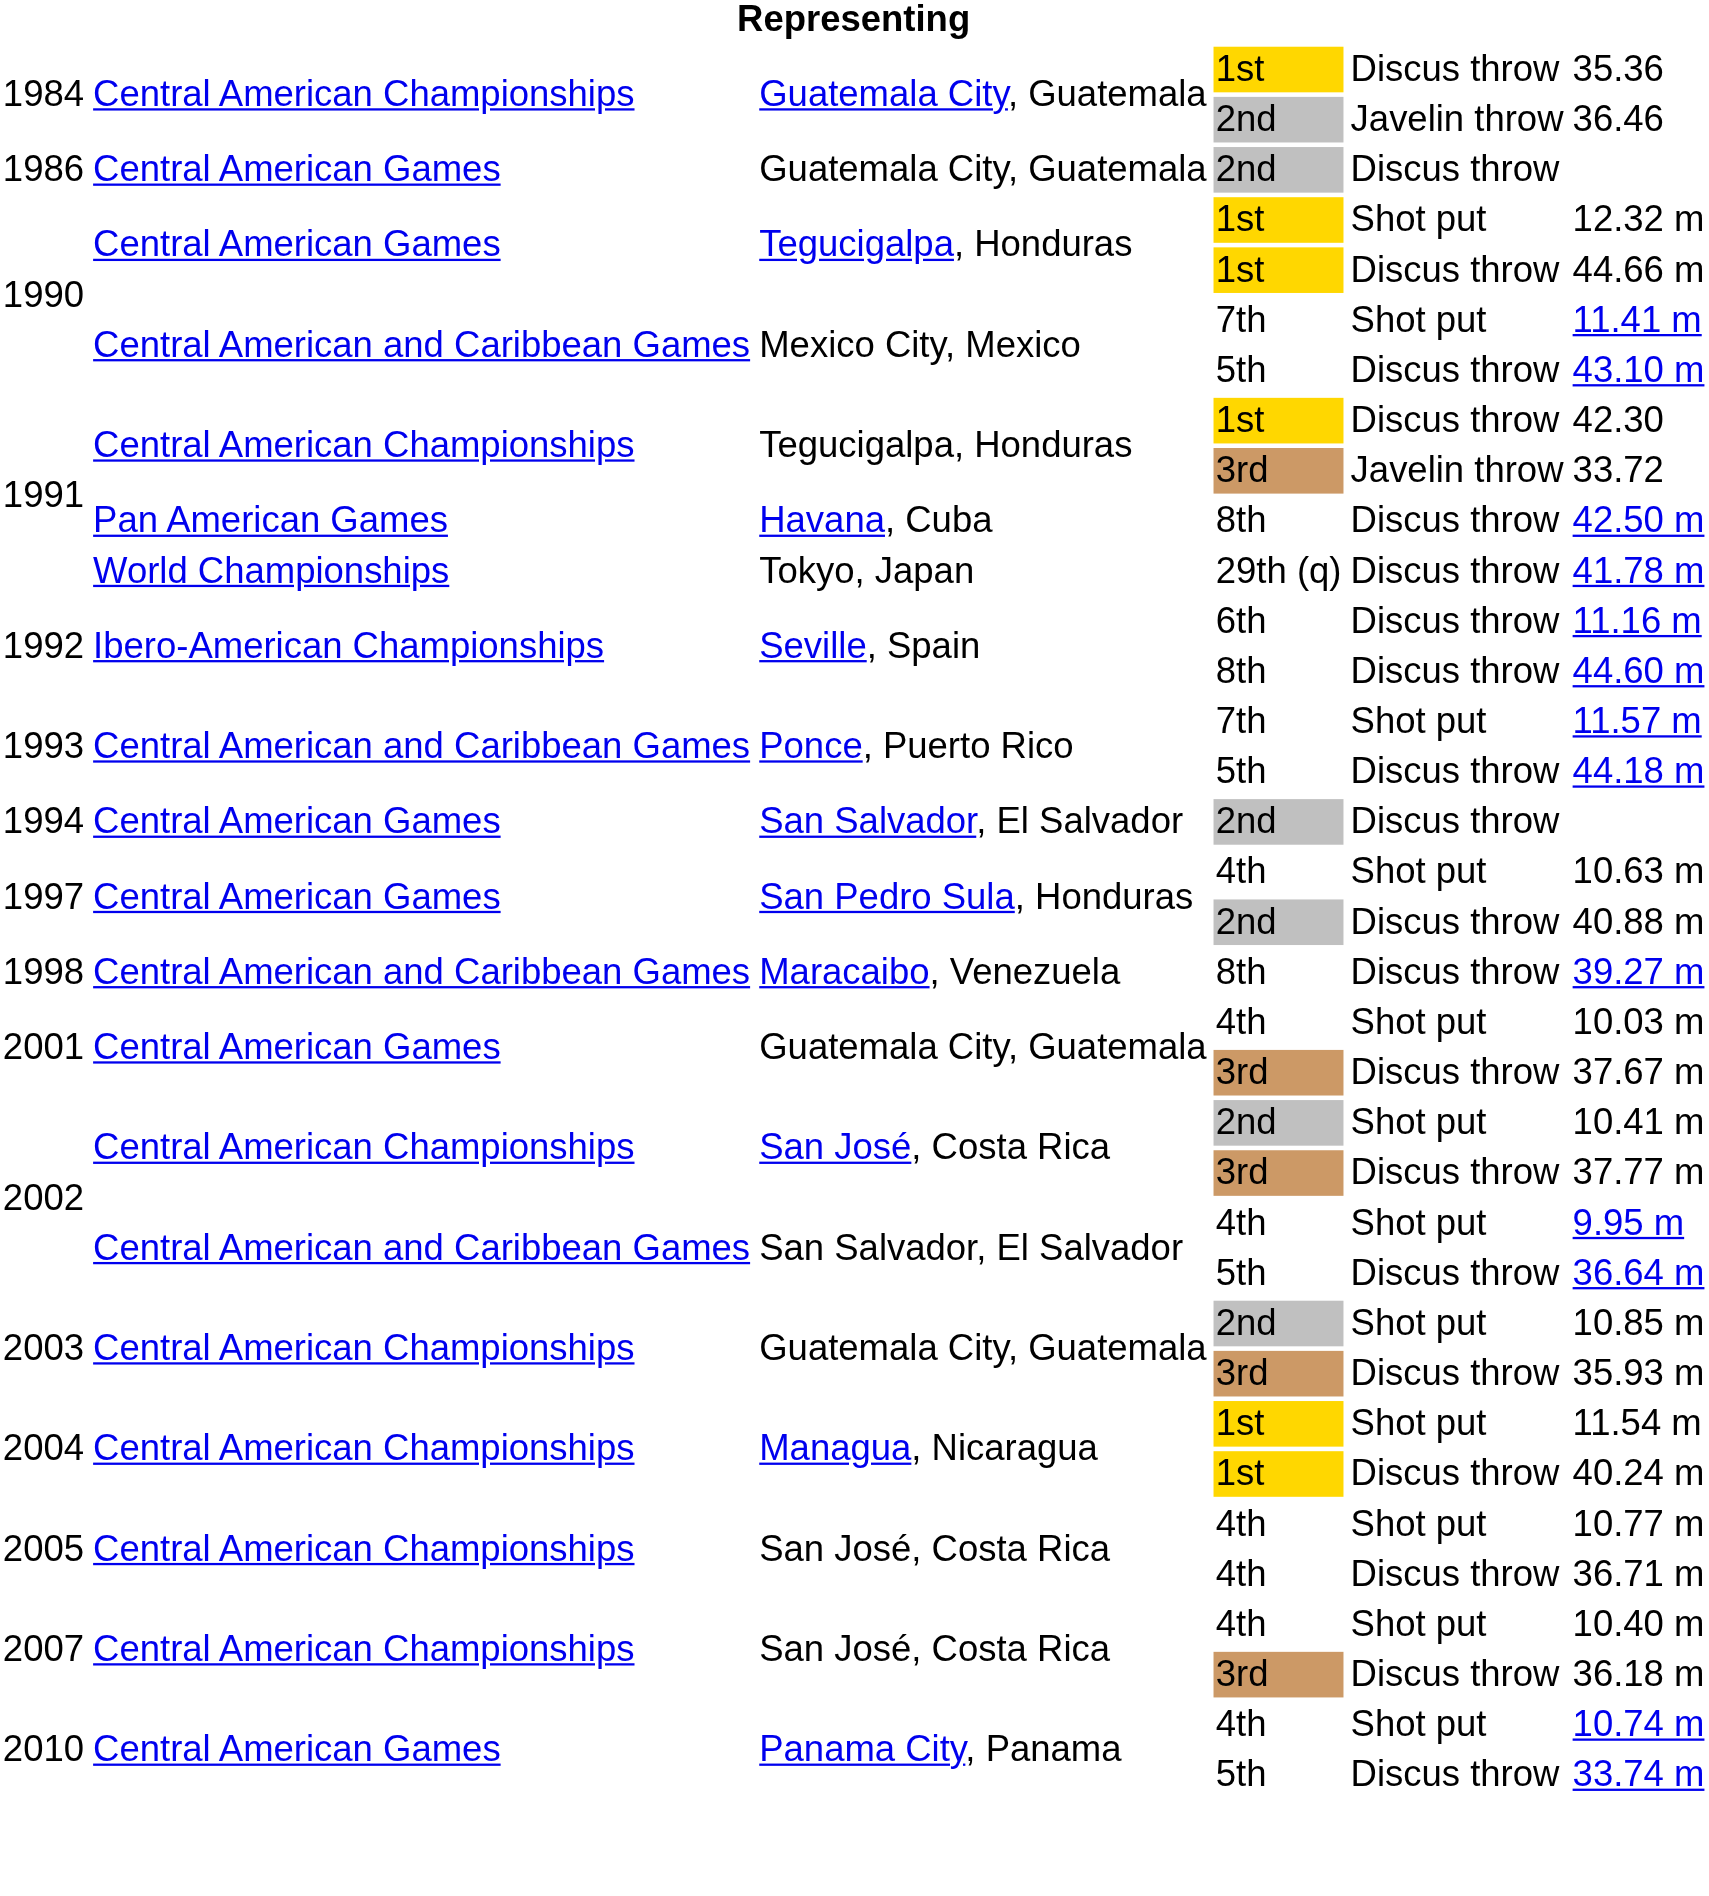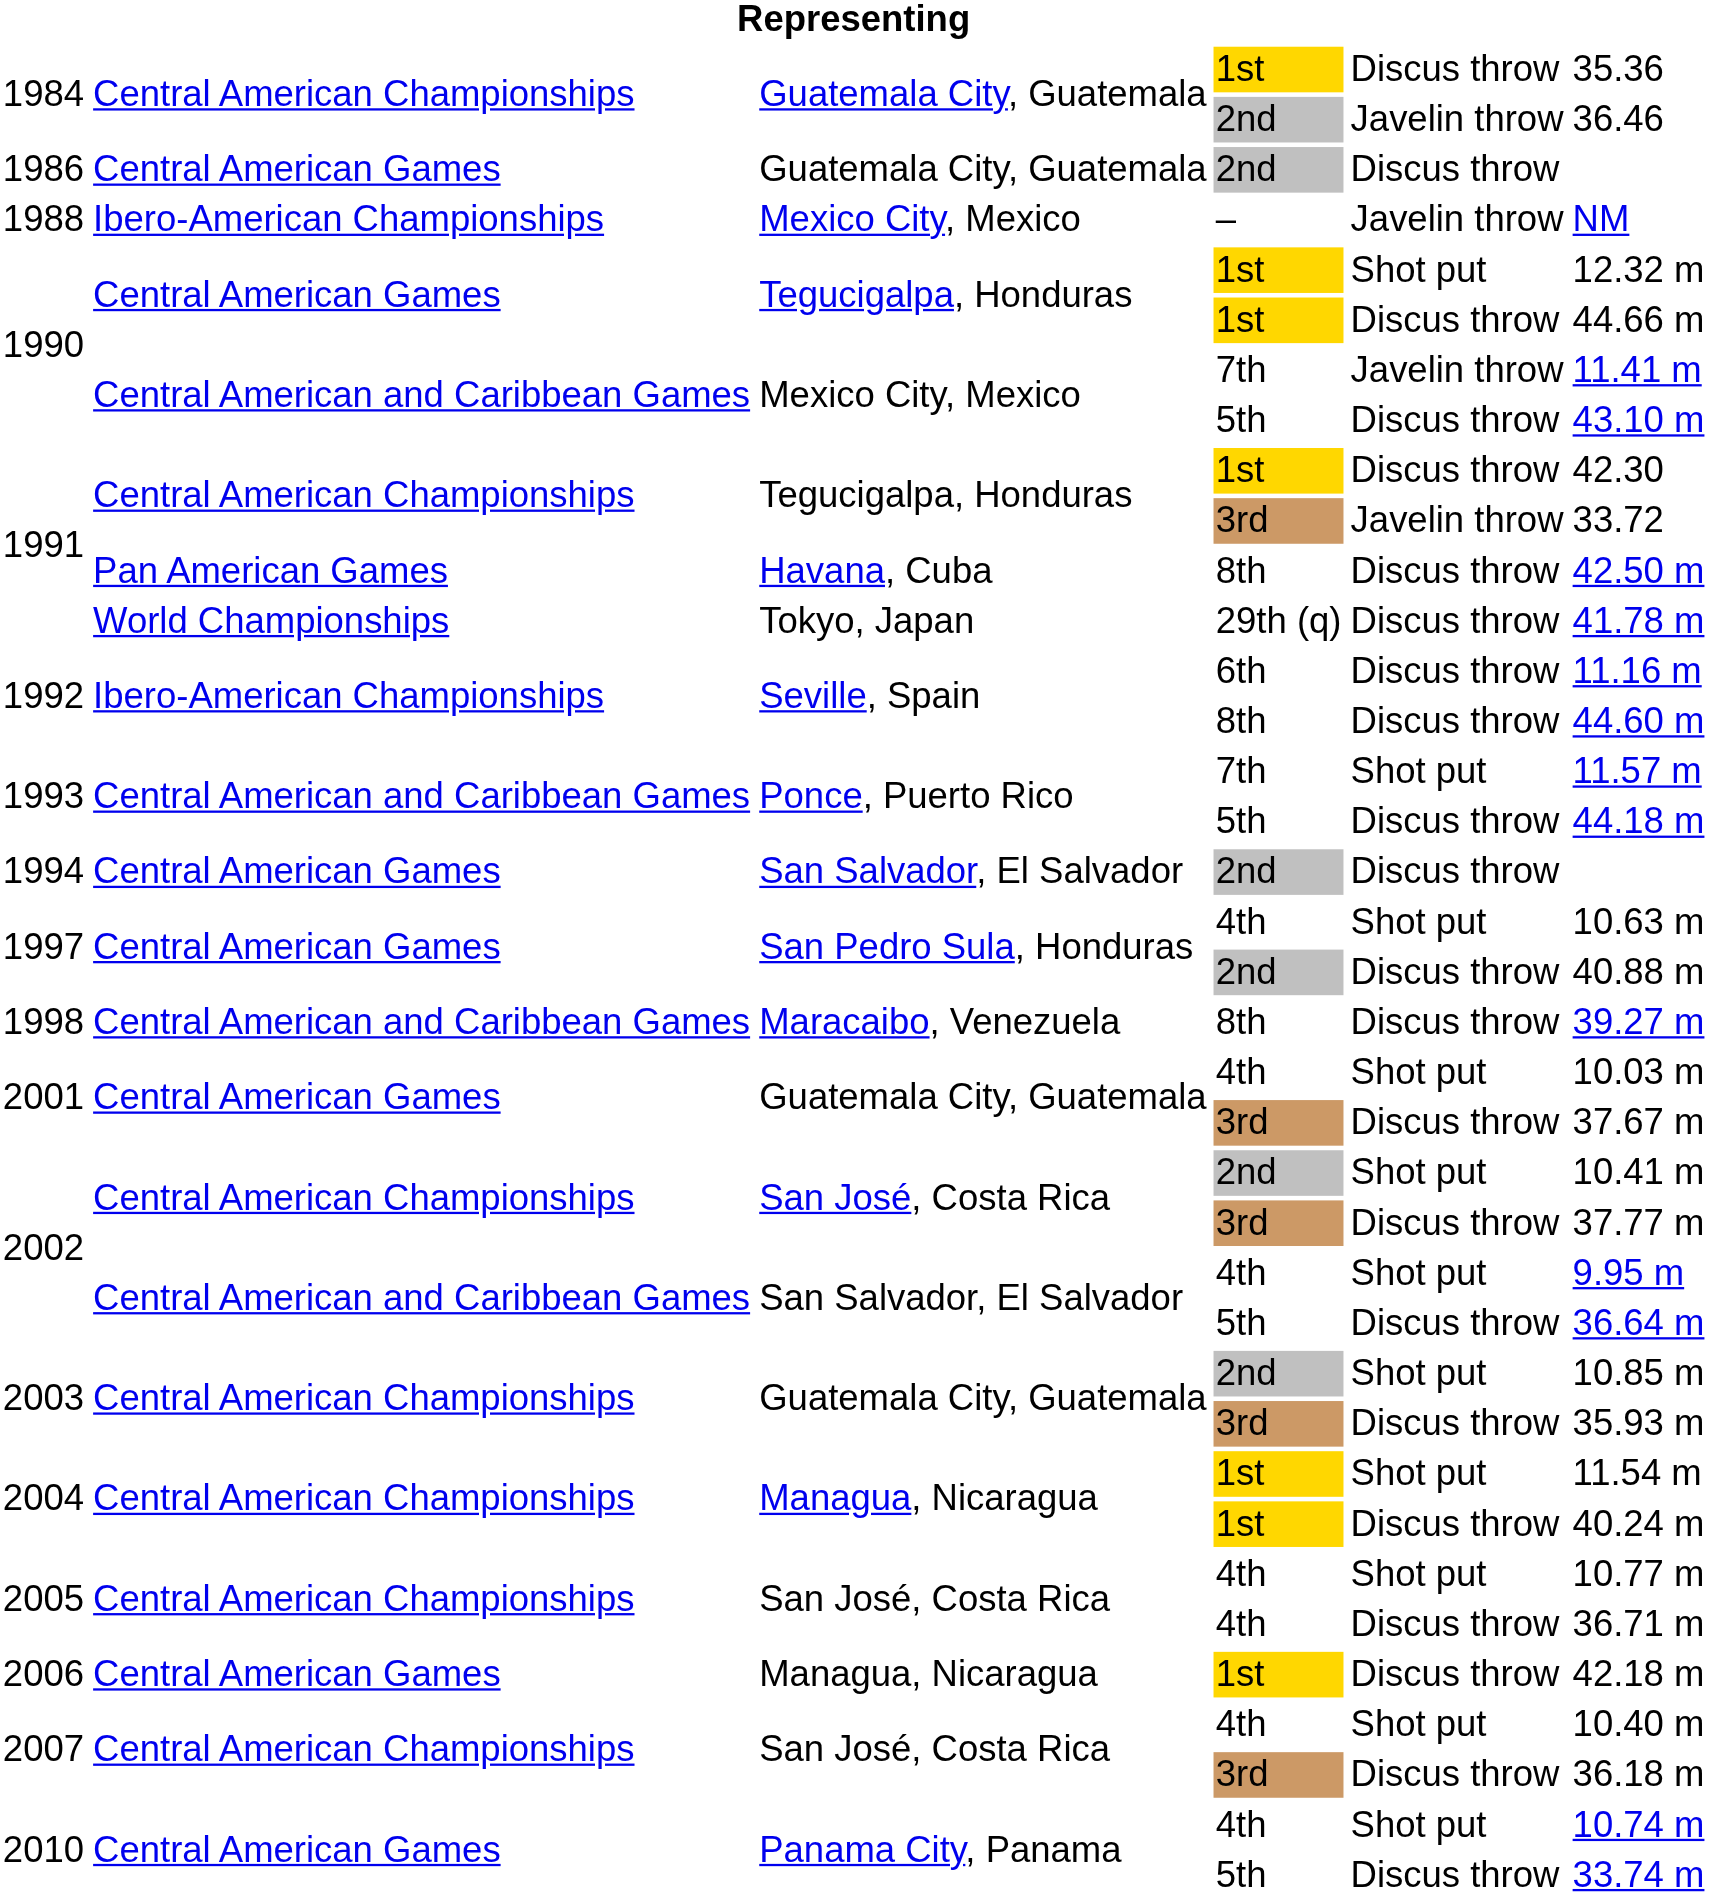+ row: (43, 219)
(1419, 319) Shot put -> (1457, 369) Javelin throw
+ row: (43, 1674)
